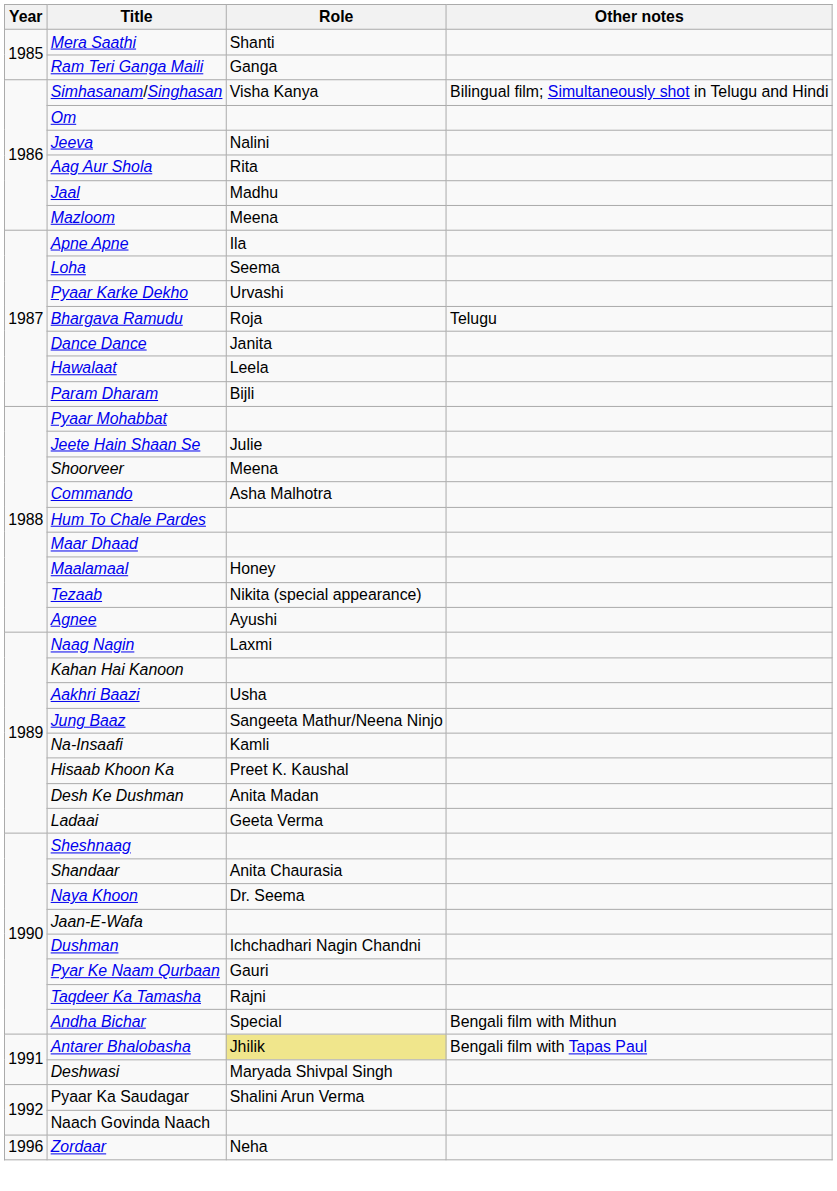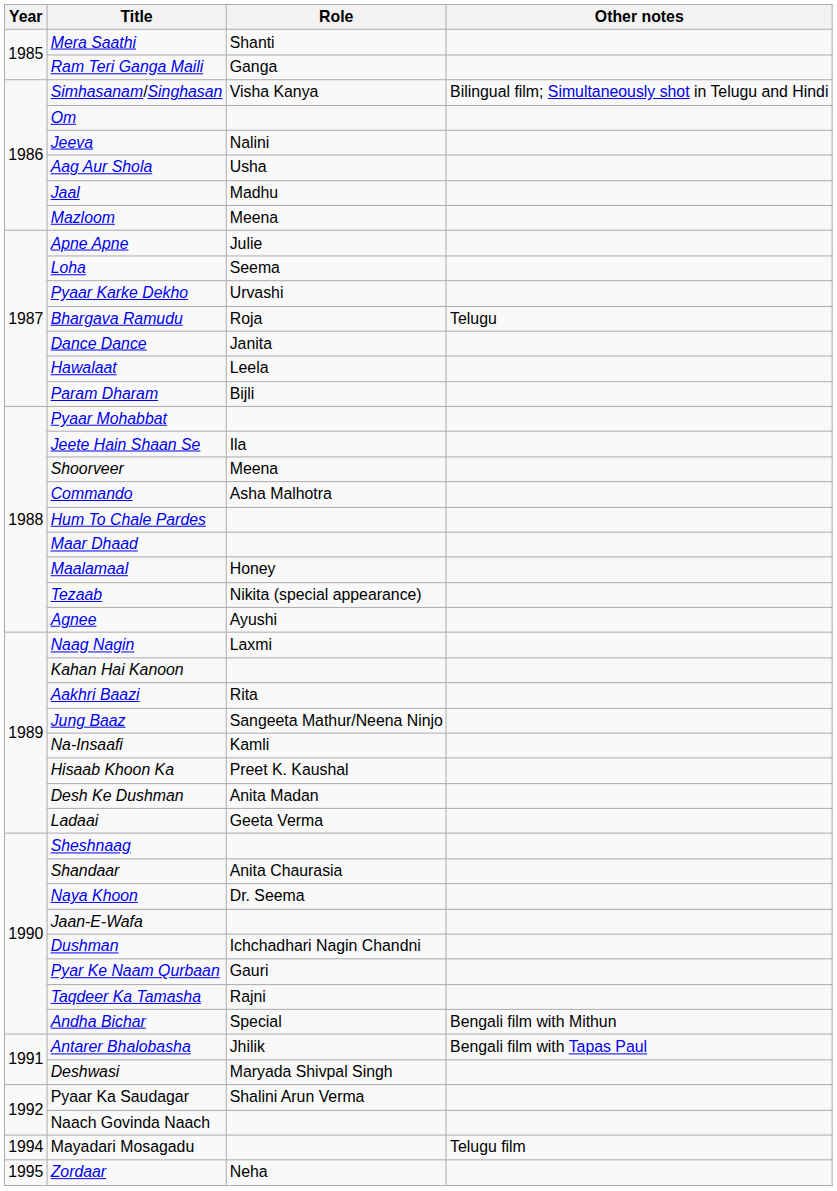(244, 167) Rita -> (248, 167) Usha
(238, 243) Ila -> (246, 243) Julie
(246, 444) Julie -> (238, 444) Ila
(248, 695) Usha -> (244, 695) Rita
(247, 1047) khaki background -> (247, 1047) no background
+ row: (122, 1147)
(26, 1147) 1996 -> (26, 1172) 1995
